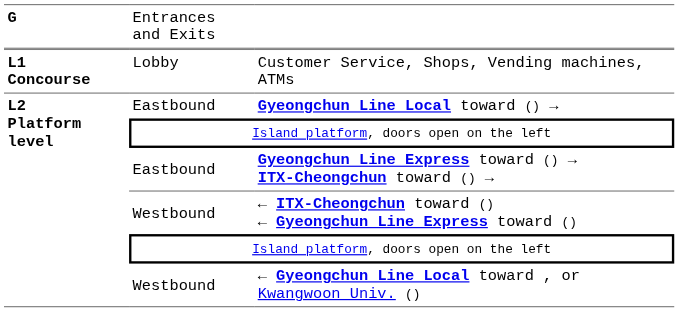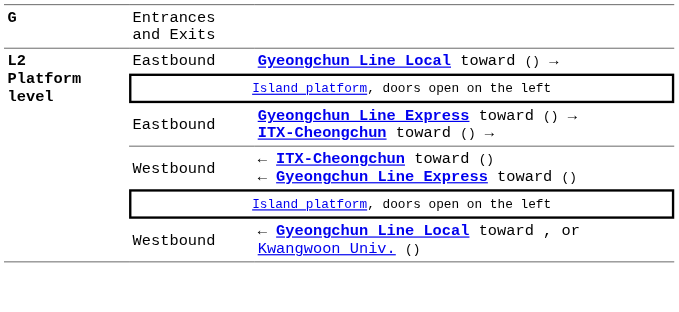- row: (156, 62)
